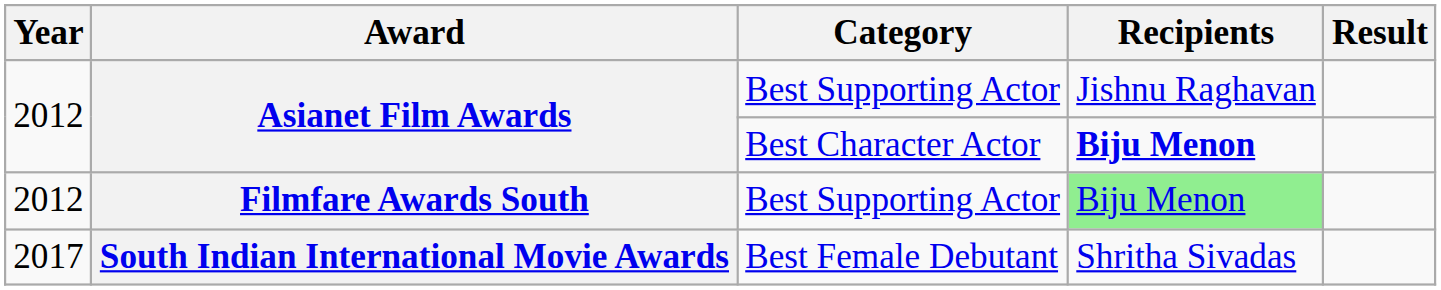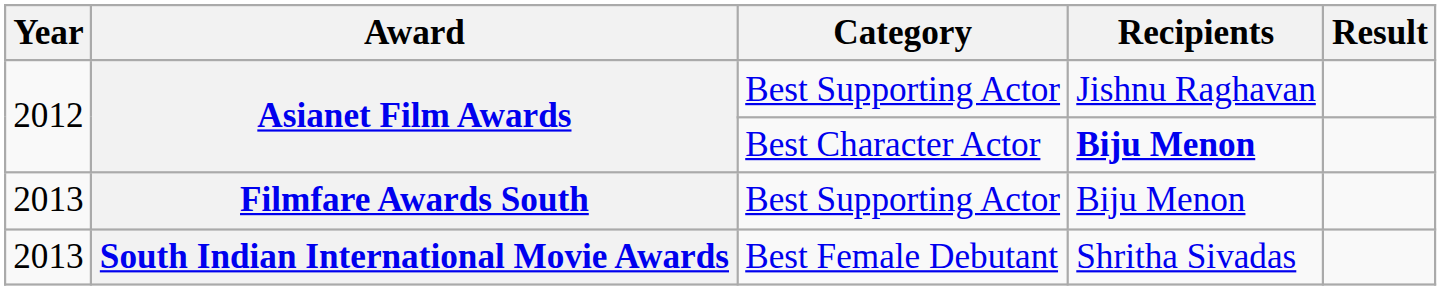(48, 199) 2012 -> (48, 199) 2013
(1161, 199) lightgreen background -> (1161, 199) no background
(48, 255) 2017 -> (48, 255) 2013
